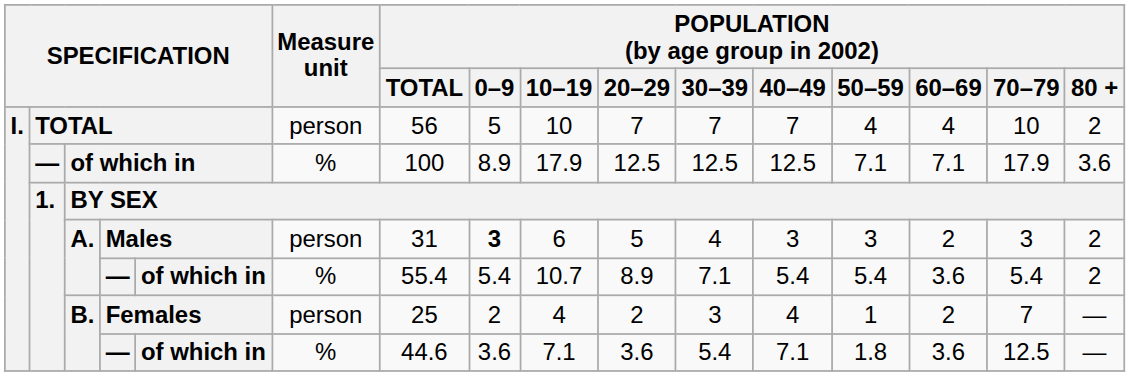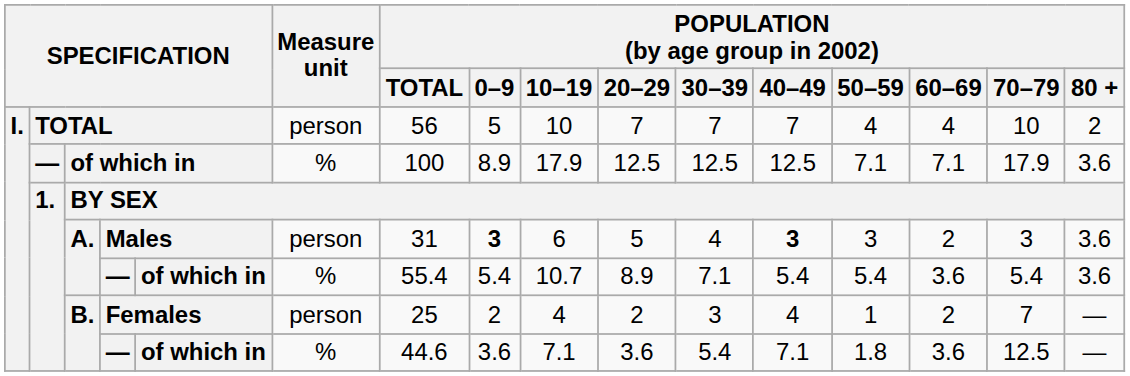(793, 238) normal -> (793, 238) bold
(1095, 238) 2 -> (1095, 238) 3.6
(1095, 276) 2 -> (1095, 276) 3.6
